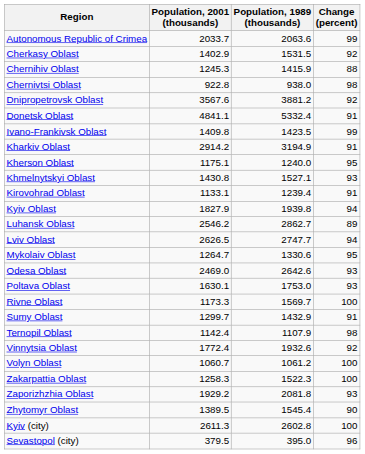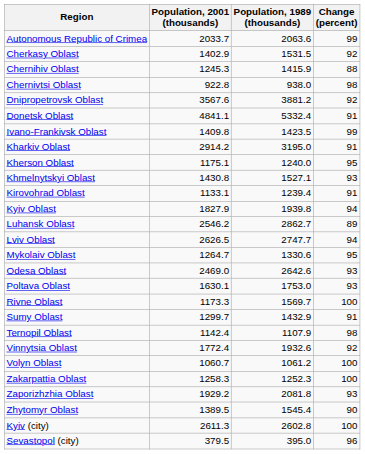(296, 147) 3194.9 -> (296, 147) 3195.0
(296, 379) 1522.3 -> (296, 379) 1252.3
